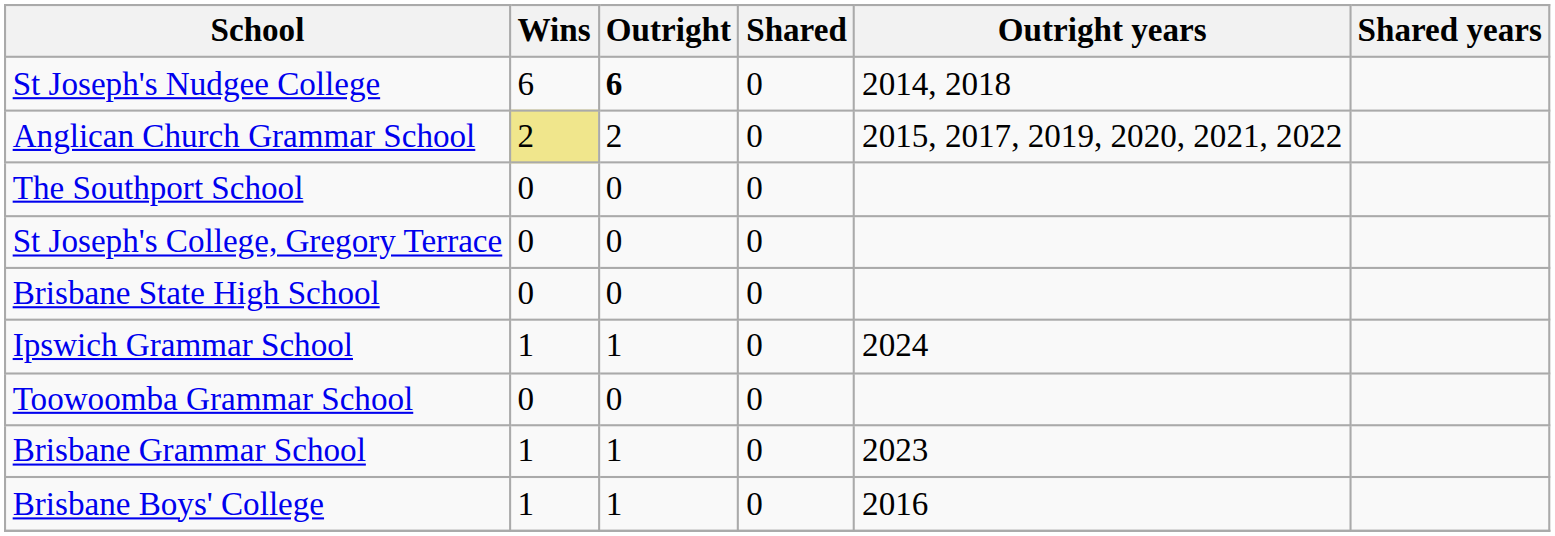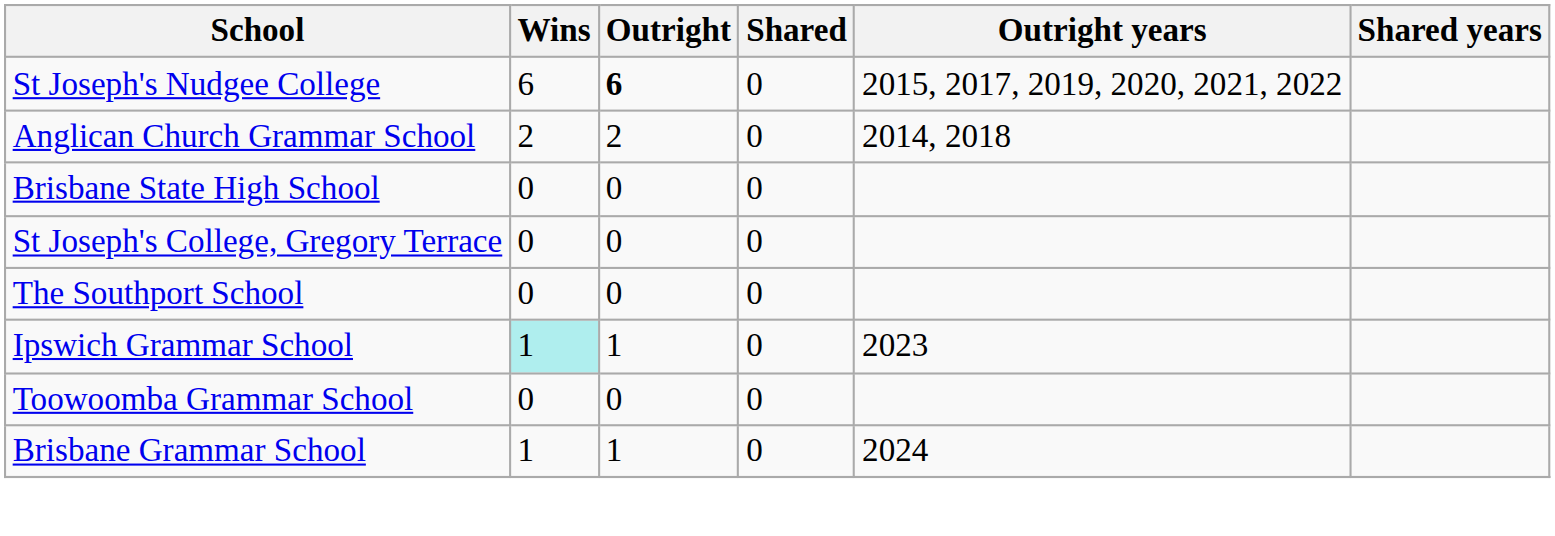(937, 83) 2014, 2018 -> (1102, 83) 2015, 2017, 2019, 2020, 2021, 2022
(526, 135) khaki background -> (526, 135) no background
(1102, 135) 2015, 2017, 2019, 2020, 2021, 2022 -> (937, 135) 2014, 2018
rows swapped: (196, 293) <-> (158, 188)
(526, 345) no background -> (526, 345) paleturquoise background
(895, 345) 2024 -> (895, 345) 2023
(895, 450) 2023 -> (895, 450) 2024
- row: (168, 503)
